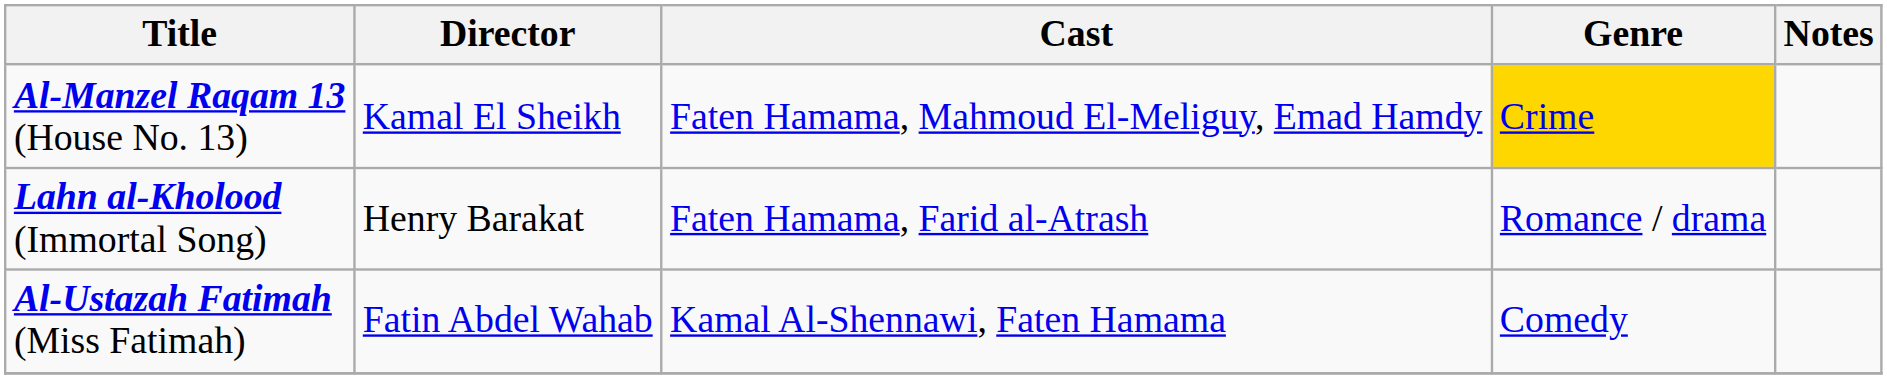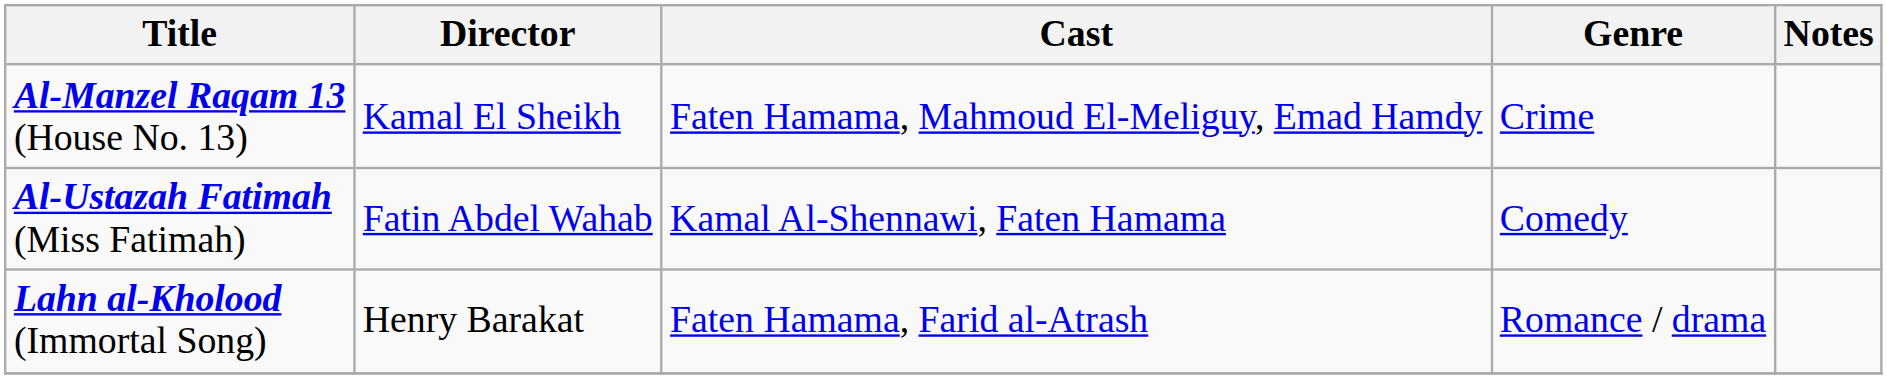(1547, 115) gold background -> (1547, 115) no background
rows swapped: (173, 320) <-> (148, 217)
